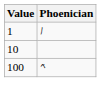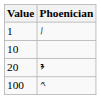+ row: (13, 67)
